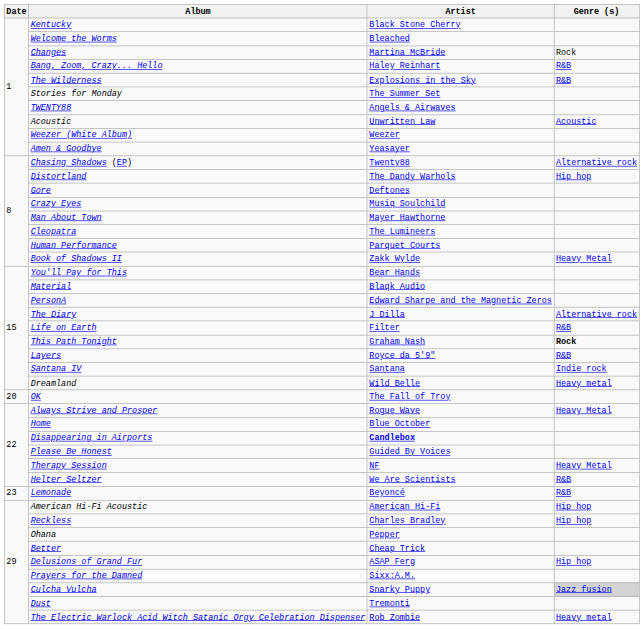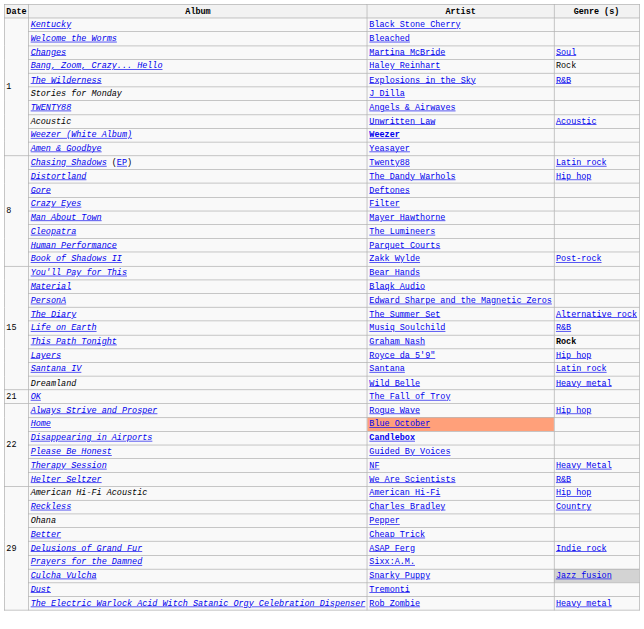(566, 53) Rock -> (566, 53) Soul
(564, 66) R&B -> (566, 66) Rock
(405, 94) The Summer Set -> (387, 94) J Dilla
(385, 135) normal -> (385, 135) bold
(597, 163) Alternative rock -> (581, 163) Latin rock
(407, 204) Musiq Soulchild -> (385, 204) Filter
(584, 259) Heavy Metal -> (579, 259) Post-rock
(387, 314) J Dilla -> (405, 314) The Summer Set
(385, 328) Filter -> (407, 328) Musiq Soulchild
(564, 356) R&B -> (574, 356) Hip hop
(581, 369) Indie rock -> (581, 369) Latin rock
(11, 397) 20 -> (11, 397) 21
(584, 411) Heavy Metal -> (574, 411) Hip hop
(400, 424) no background -> (400, 424) lightsalmon background
- row: (51, 493)
(574, 521) Hip hop -> (574, 507) Country
(574, 562) Hip hop -> (581, 548) Indie rock
